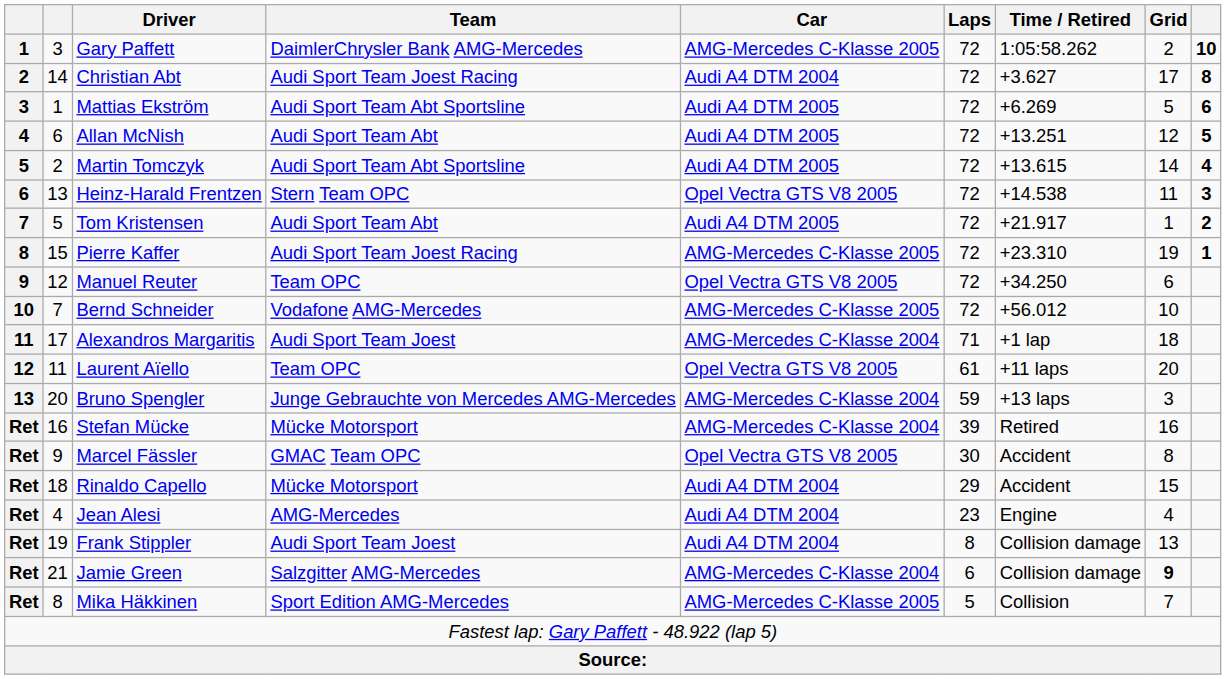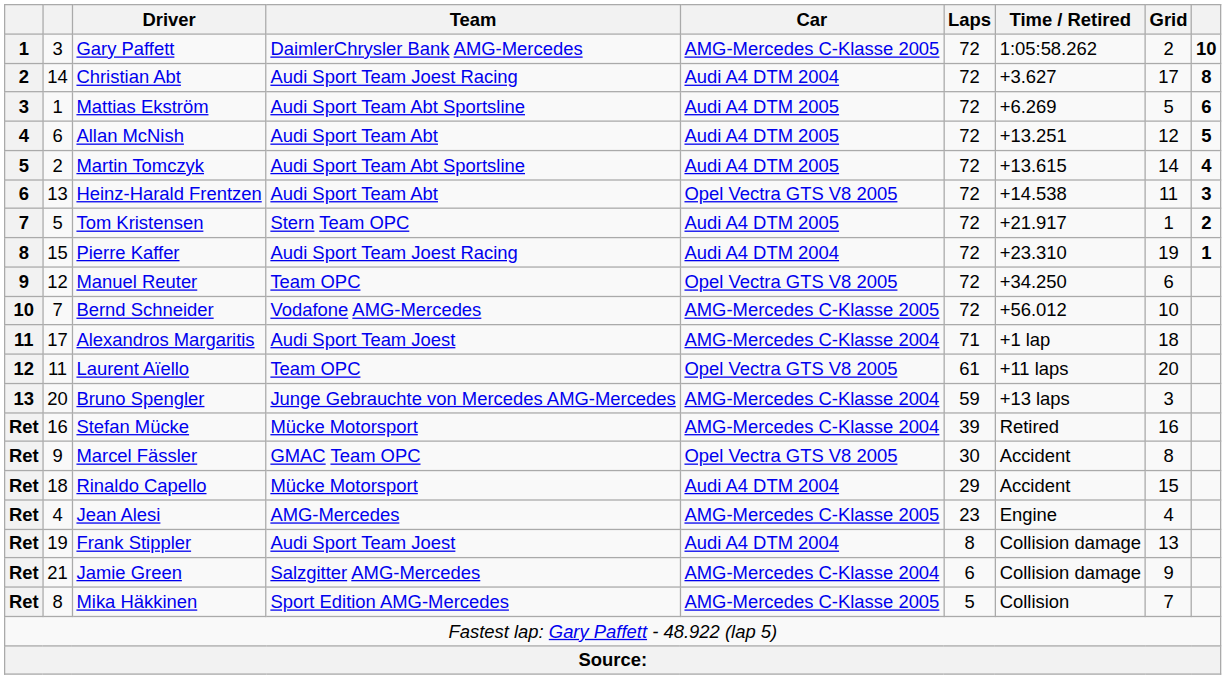(340, 194) Stern Team OPC -> (354, 194) Audi Sport Team Abt
(354, 223) Audi Sport Team Abt -> (340, 223) Stern Team OPC
(812, 253) AMG-Mercedes C-Klasse 2005 -> (762, 253) Audi A4 DTM 2004
(762, 515) Audi A4 DTM 2004 -> (812, 515) AMG-Mercedes C-Klasse 2005
(1169, 573) bold -> (1169, 573) normal
